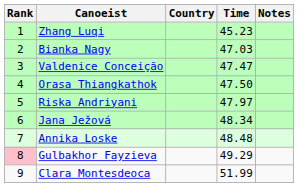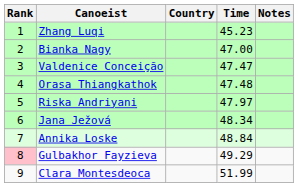(236, 49) 47.03 -> (236, 49) 47.00
(236, 85) 47.50 -> (236, 85) 47.48
(236, 138) 48.48 -> (236, 138) 48.84
